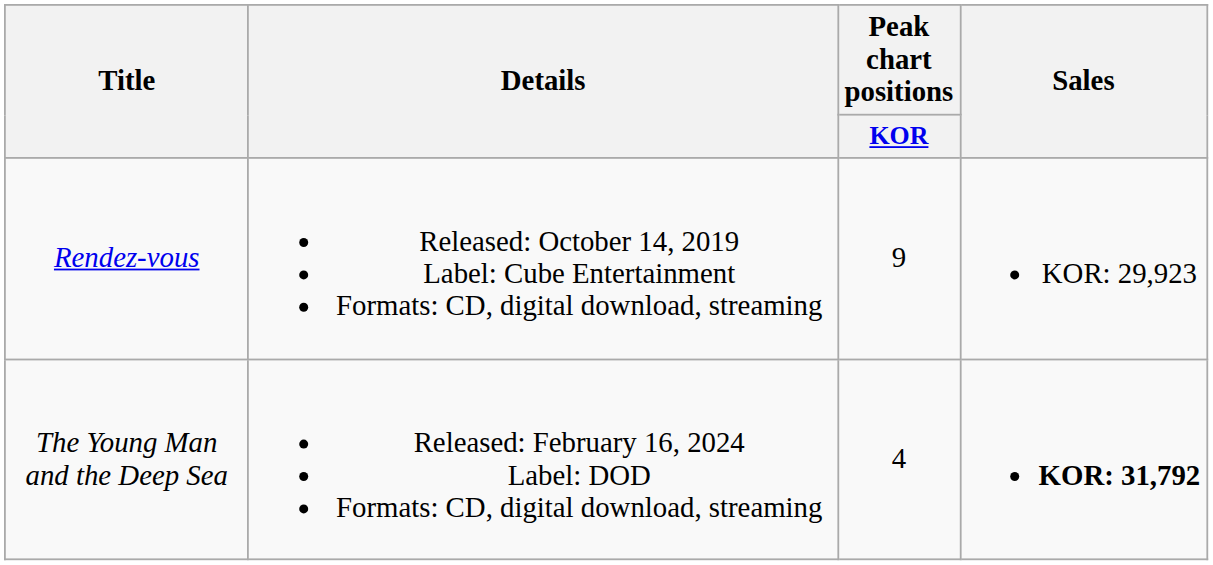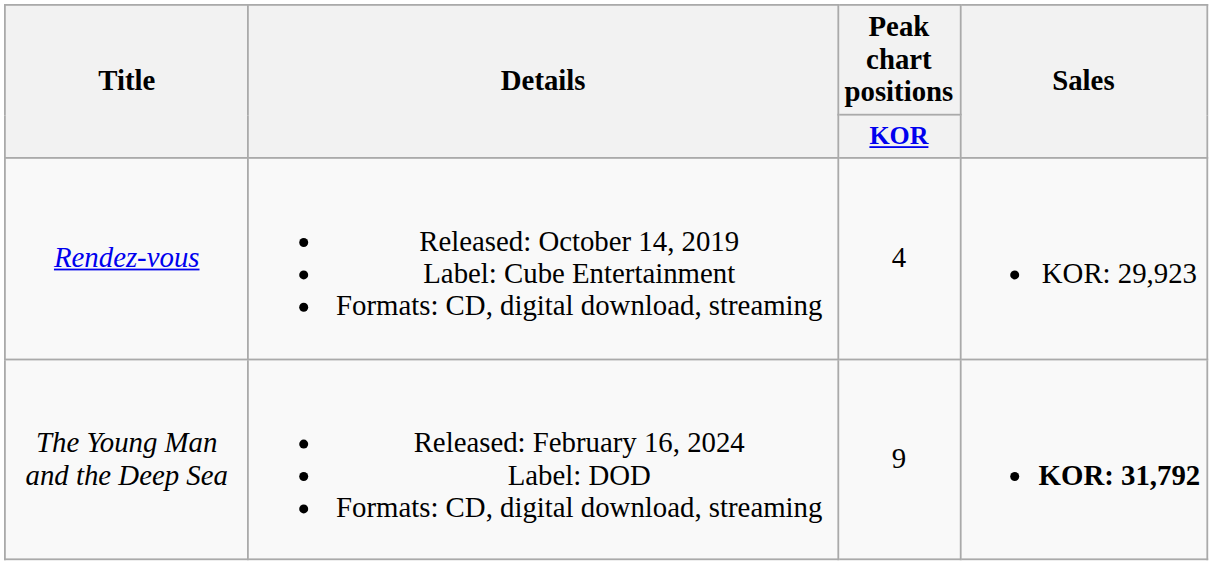(899, 257) 9 -> (899, 257) 4
(899, 458) 4 -> (899, 458) 9
